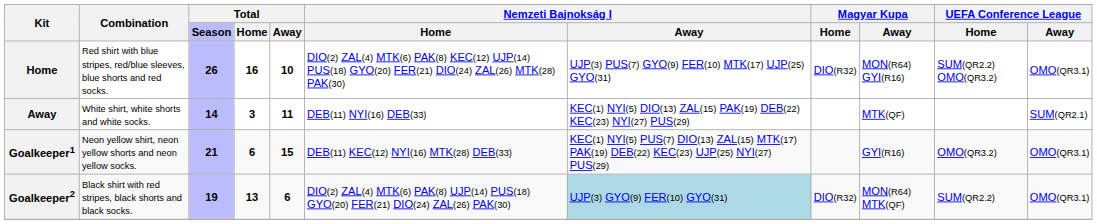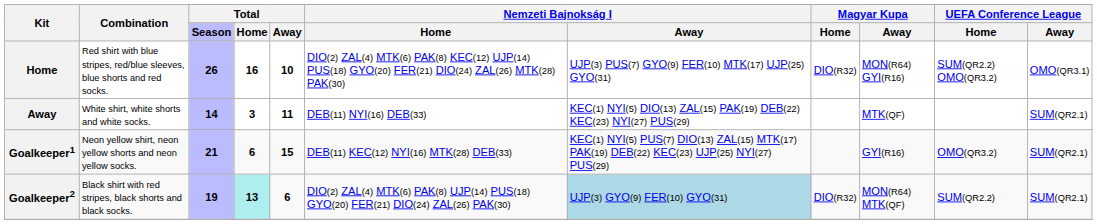(1060, 152) OMO(QR3.1) -> (1059, 152) SUM(QR2.1)
(252, 197) no background -> (252, 197) paleturquoise background
(1060, 197) OMO(QR3.1) -> (1059, 197) SUM(QR2.1)
